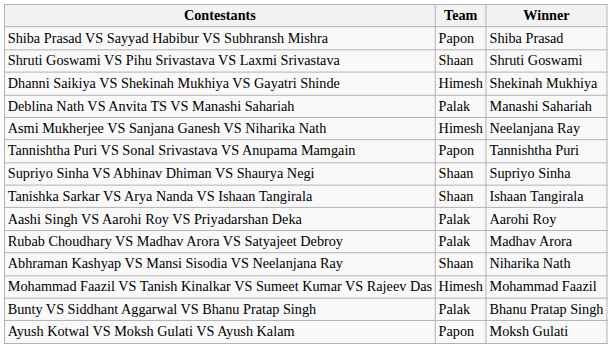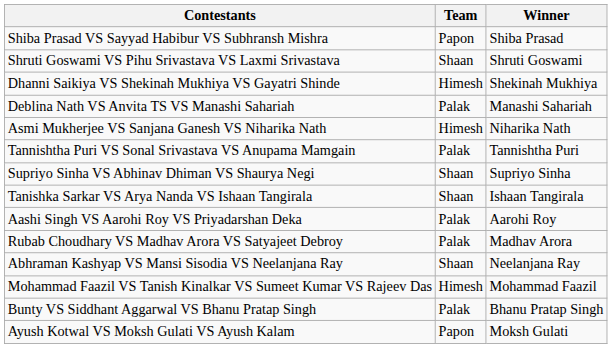(535, 128) Neelanjana Ray -> (530, 128) Niharika Nath
(456, 151) Papon -> (454, 151) Palak
(530, 264) Niharika Nath -> (535, 264) Neelanjana Ray
